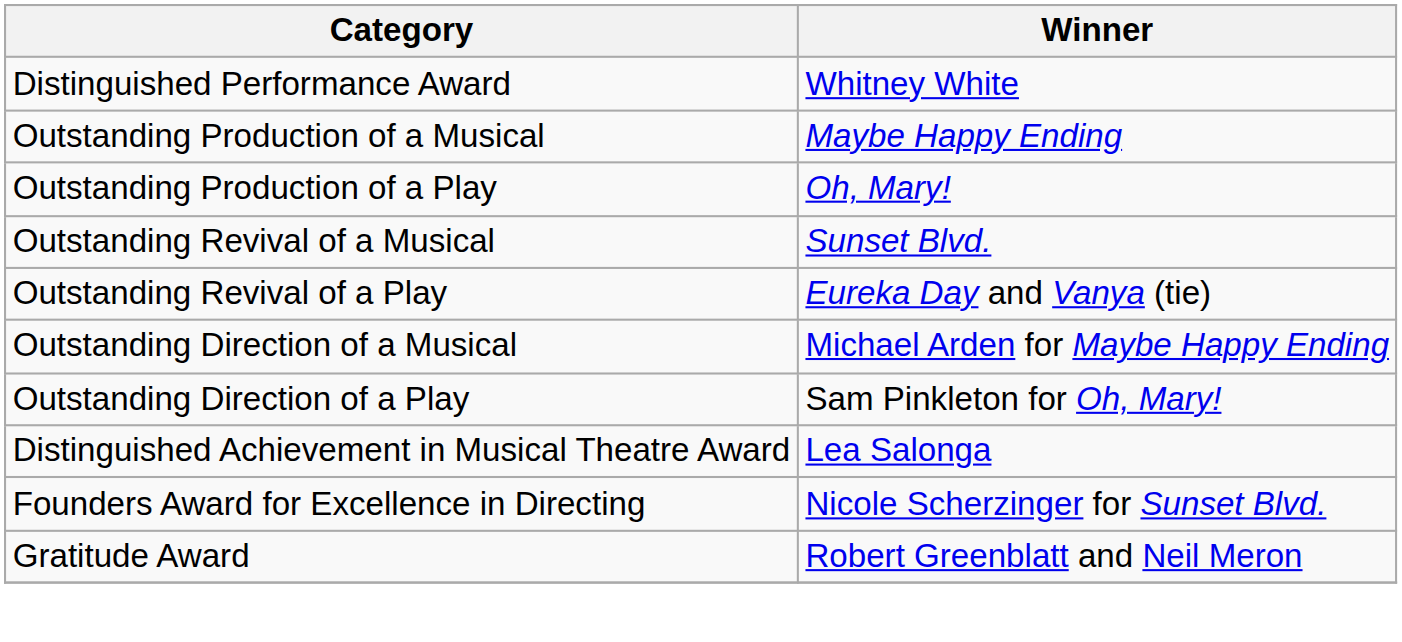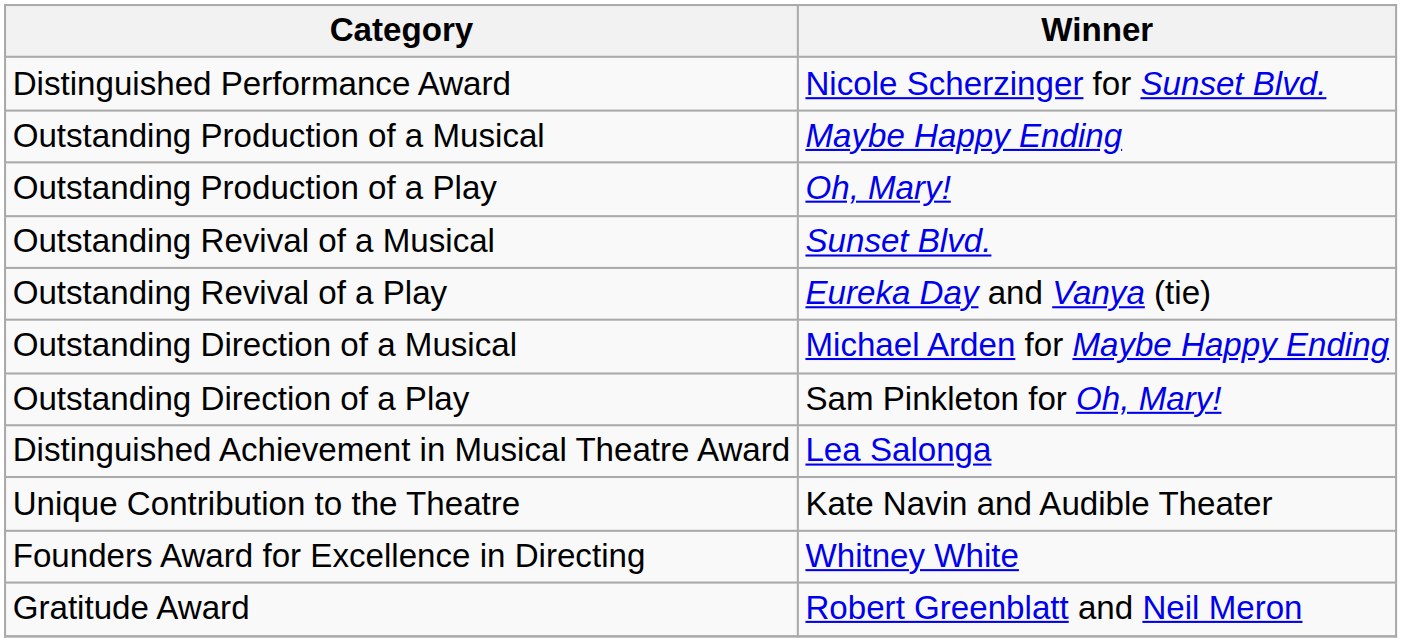(912, 83) Whitney White -> (1066, 83) Nicole Scherzinger for Sunset Blvd.
+ row: (266, 503)
(1066, 503) Nicole Scherzinger for Sunset Blvd. -> (912, 556) Whitney White
